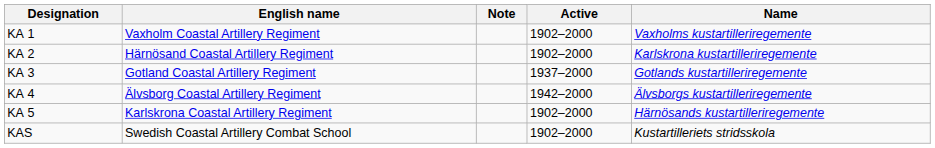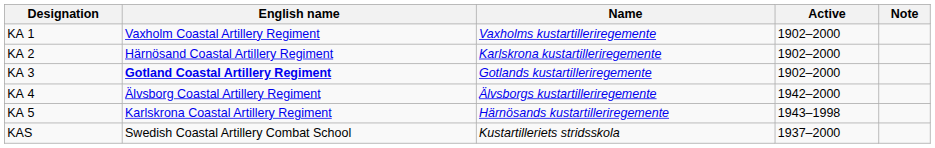columns swapped: (781, 14) <-> (502, 14)
(220, 73) normal -> (228, 73) bold
(561, 73) 1937–2000 -> (809, 73) 1902–2000
(561, 113) 1902–2000 -> (809, 113) 1943–1998
(561, 133) 1902–2000 -> (809, 133) 1937–2000
